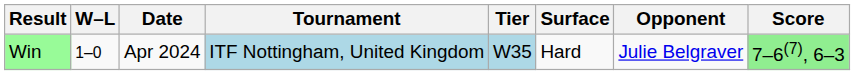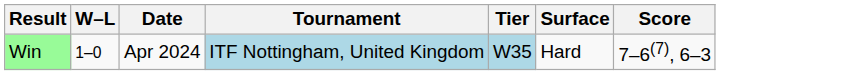- column: (681, 19)
(798, 51) lightgreen background -> (665, 51) no background
